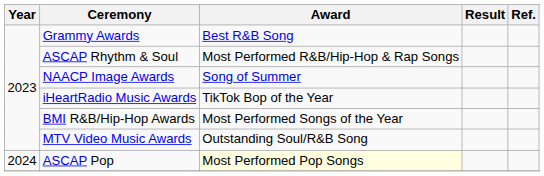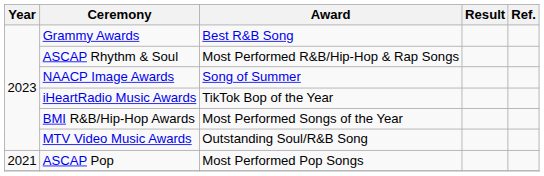(22, 160) 2024 -> (22, 160) 2021
(283, 160) lightyellow background -> (283, 160) no background
